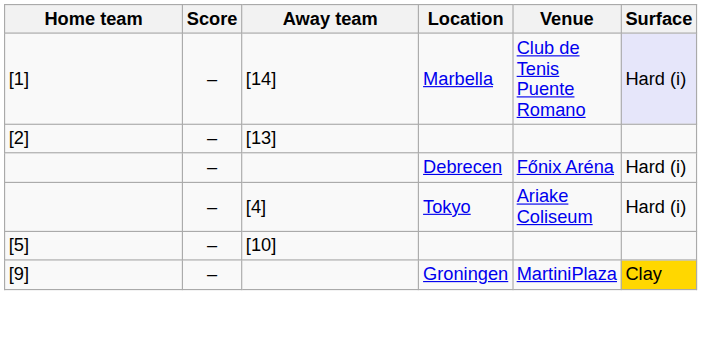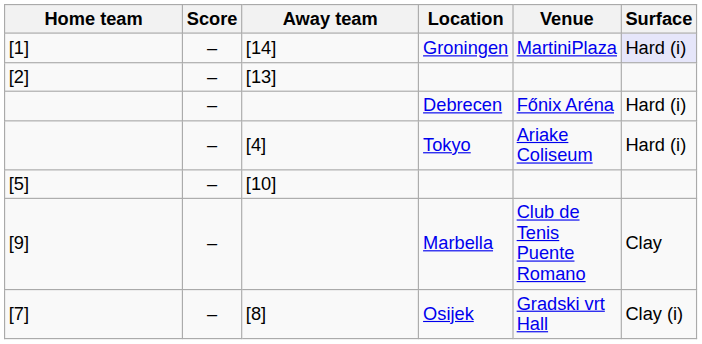(458, 78) Marbella -> (466, 47) Groningen
(551, 78) Club de Tenis Puente Romano -> (567, 47) MartiniPlaza
(466, 274) Groningen -> (458, 243) Marbella
(567, 274) MartiniPlaza -> (551, 243) Club de Tenis Puente Romano
(644, 274) gold background -> (644, 243) no background
+ row: (19, 313)
